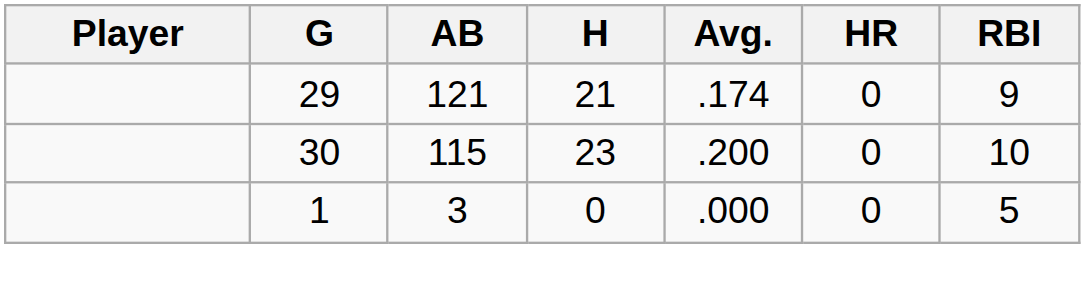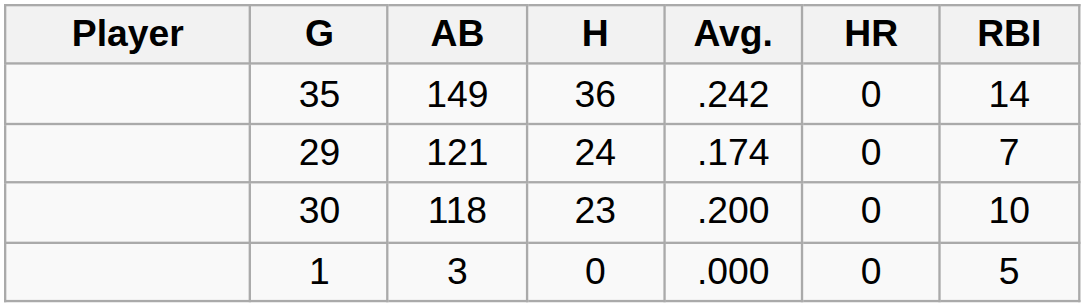+ row: (319, 93)
(595, 93) 21 -> (595, 152) 24
(1009, 93) 9 -> (1009, 152) 7
(457, 152) 115 -> (457, 211) 118
